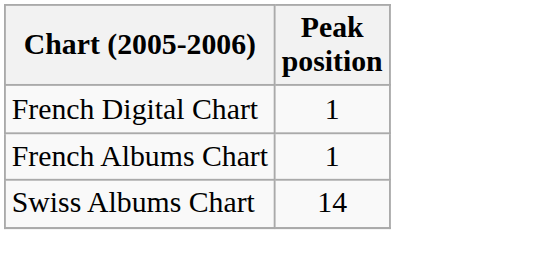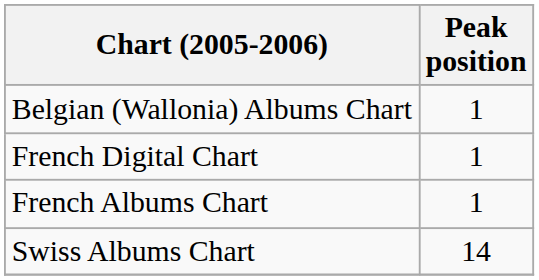+ row: (212, 108)
